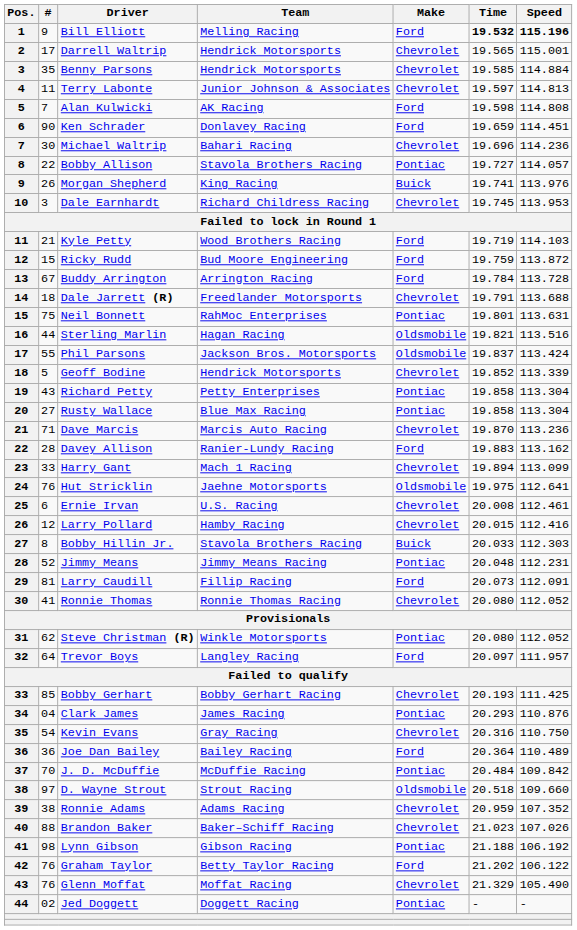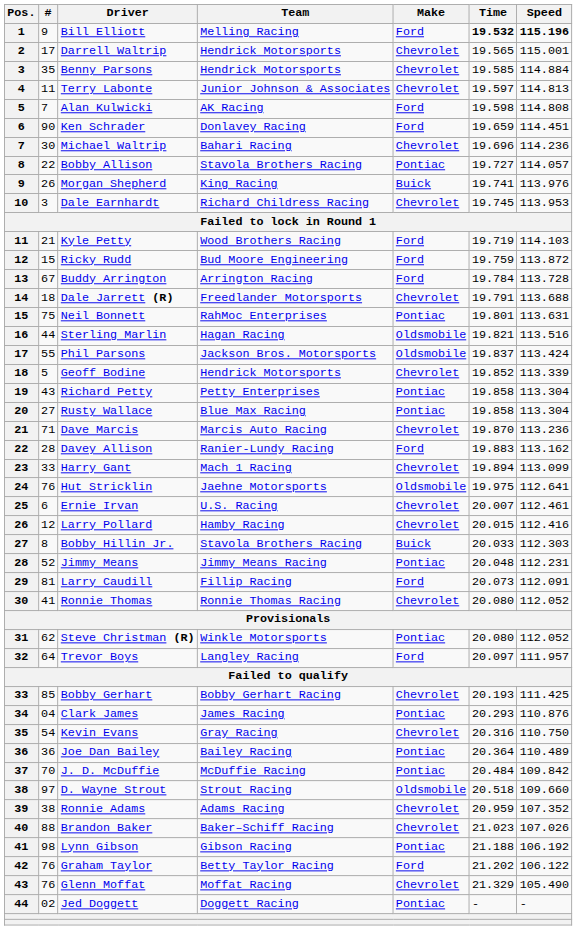(493, 507) 20.008 -> (493, 507) 20.007
(410, 753) Ford -> (420, 753) Pontiac
